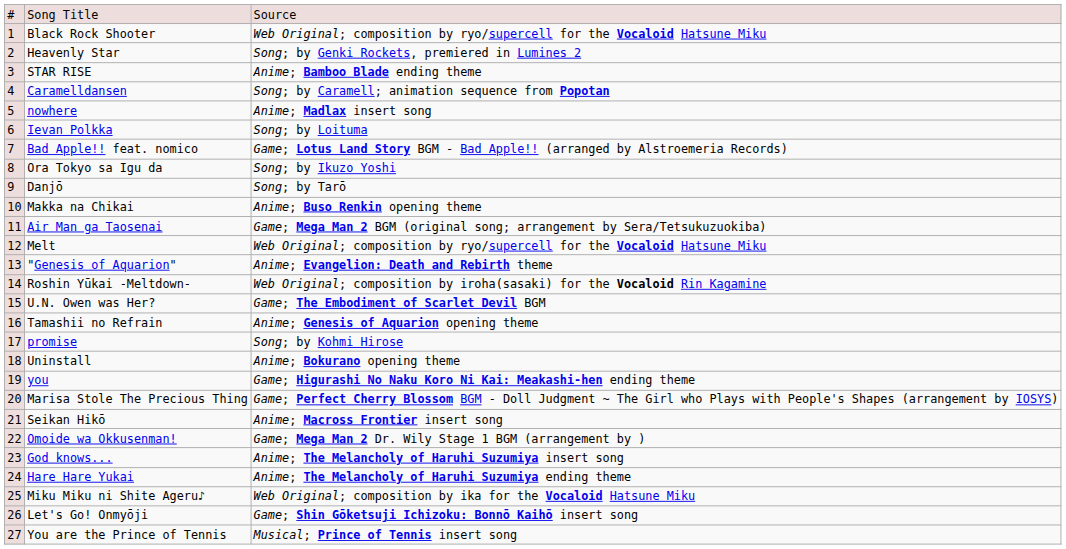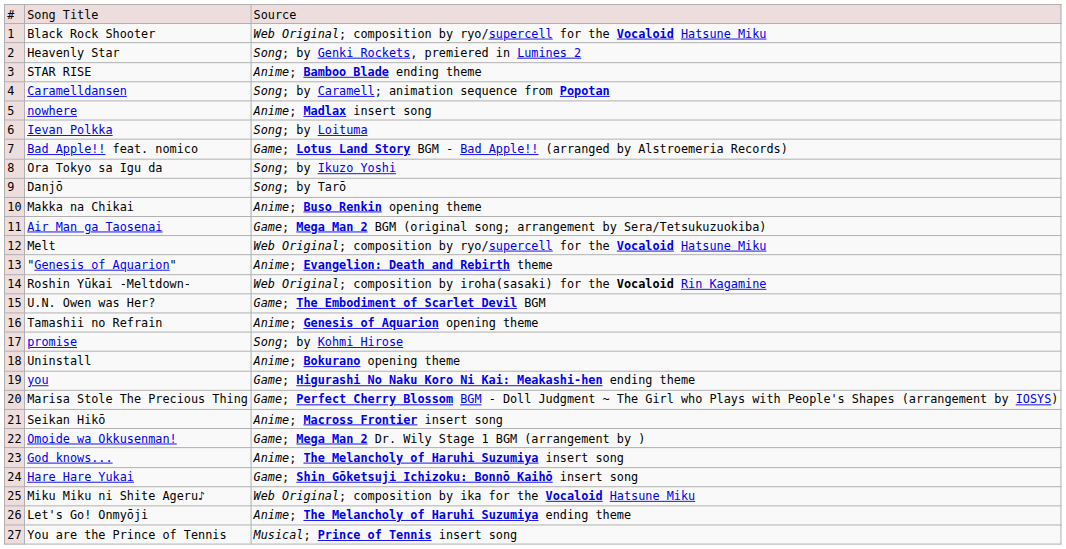(442, 477) Anime; The Melancholy of Haruhi Suzumiya ending theme -> (446, 477) Game; Shin Gōketsuji Ichizoku: Bonnō Kaihō insert song
(446, 515) Game; Shin Gōketsuji Ichizoku: Bonnō Kaihō insert song -> (442, 515) Anime; The Melancholy of Haruhi Suzumiya ending theme
